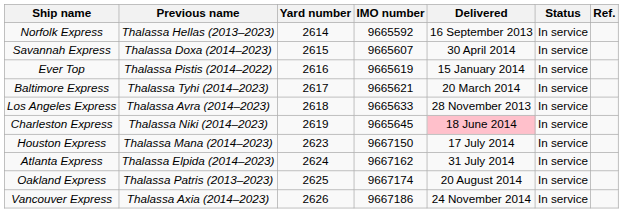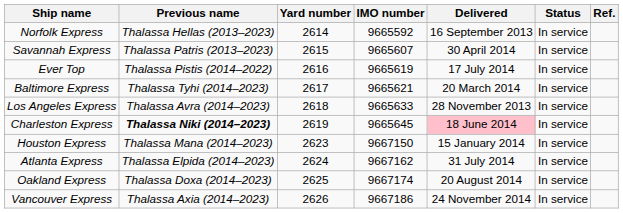(198, 50) Thalassa Doxa (2014–2023) -> (198, 50) Thalassa Patris (2013–2023)
(481, 69) 15 January 2014 -> (481, 69) 17 July 2014
(198, 124) normal -> (198, 124) bold
(481, 143) 17 July 2014 -> (481, 143) 15 January 2014
(198, 180) Thalassa Patris (2013–2023) -> (198, 180) Thalassa Doxa (2014–2023)
